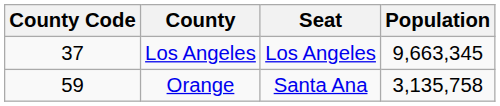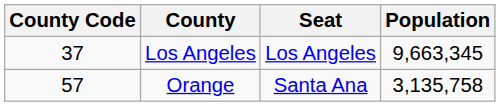(73, 85) 59 -> (73, 85) 57
